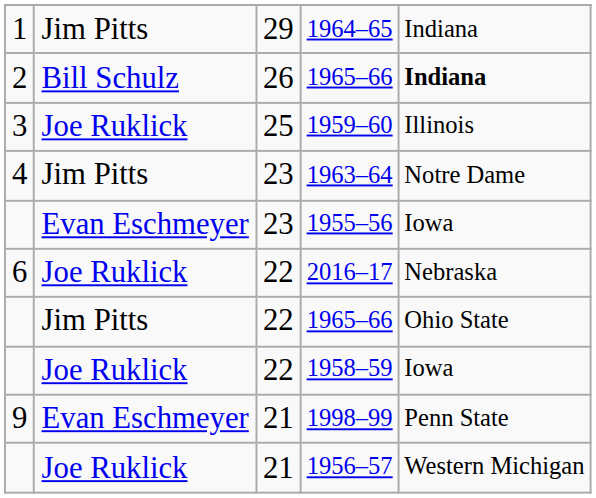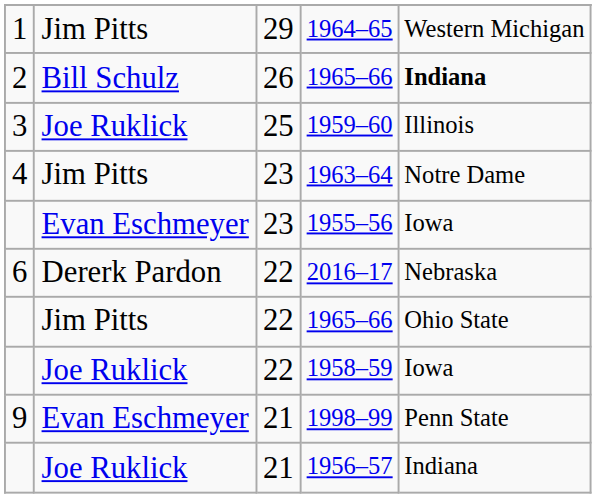(441, 28) Indiana -> (494, 28) Western Michigan
(115, 272) Joe Ruklick -> (132, 272) Dererk Pardon
(494, 467) Western Michigan -> (441, 467) Indiana
